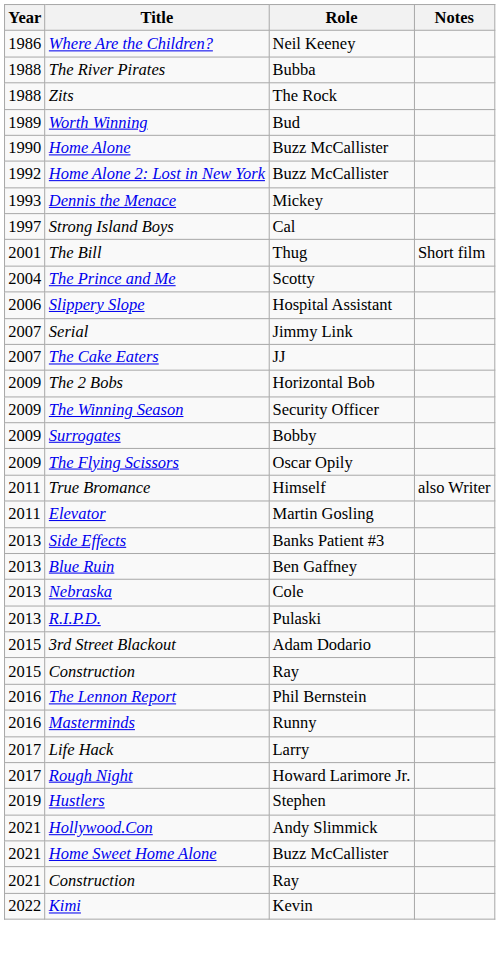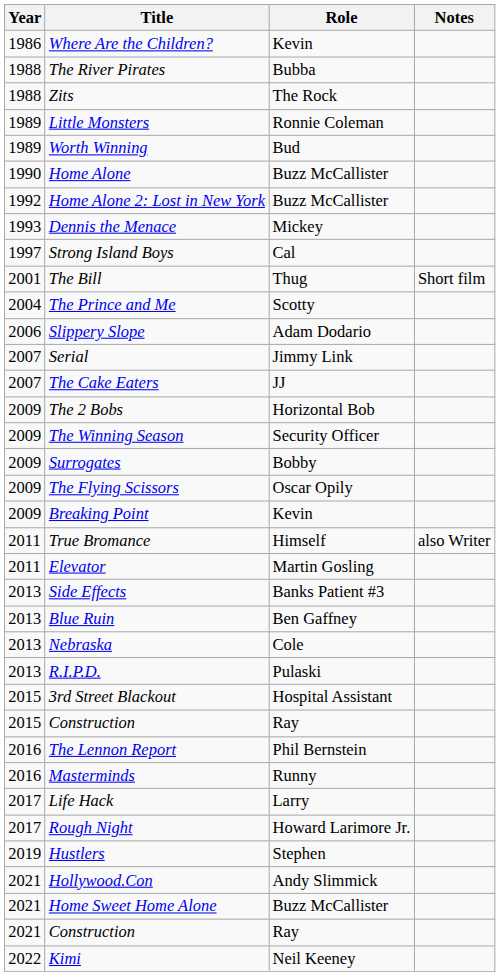(314, 43) Neil Keeney -> (293, 43) Kevin
+ row: (25, 122)
(332, 305) Hospital Assistant -> (322, 331) Adam Dodario
+ row: (25, 514)
(322, 644) Adam Dodario -> (332, 697) Hospital Assistant
(293, 906) Kevin -> (314, 958) Neil Keeney
